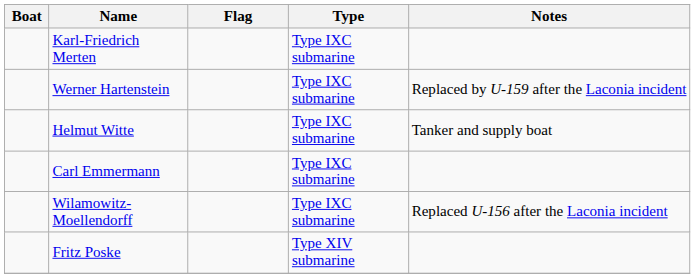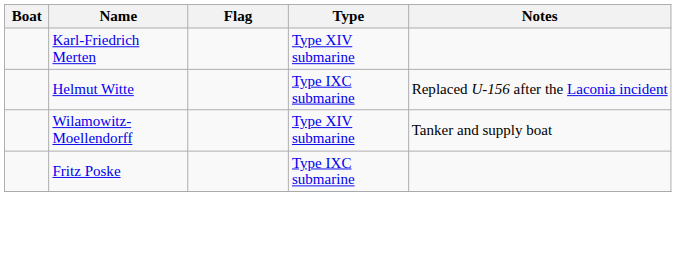(323, 48) Type IXC submarine -> (323, 48) Type XIV submarine
- row: (111, 89)
(482, 130) Tanker and supply boat -> (540, 89) Replaced U-156 after the Laconia incident
- row: (106, 171)
(323, 211) Type IXC submarine -> (323, 130) Type XIV submarine
(540, 211) Replaced U-156 after the Laconia incident -> (482, 130) Tanker and supply boat
(323, 252) Type XIV submarine -> (323, 171) Type IXC submarine
